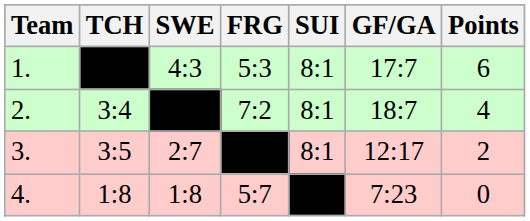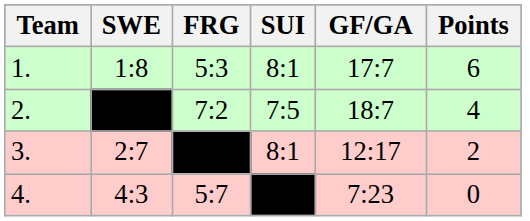- column: (114, 25)
(185, 67) 4:3 -> (131, 67) 1:8
(317, 109) 8:1 -> (283, 109) 7:5
(185, 194) 1:8 -> (131, 194) 4:3
